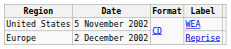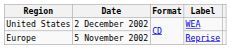(111, 24) 5 November 2002 -> (111, 24) 2 December 2002
(111, 38) 2 December 2002 -> (111, 38) 5 November 2002
